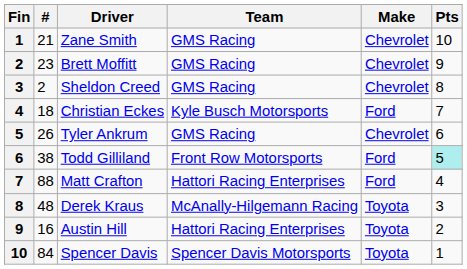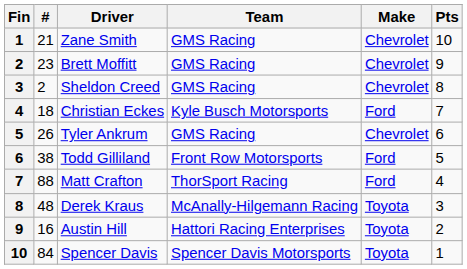(440, 158) paleturquoise background -> (440, 158) no background
(258, 182) Hattori Racing Enterprises -> (229, 182) ThorSport Racing
